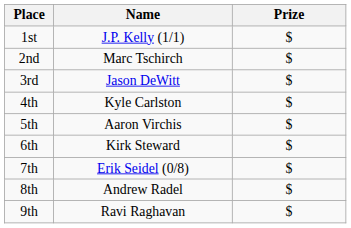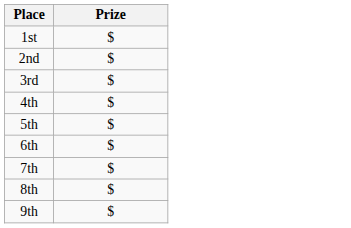- column: (143, 15)
